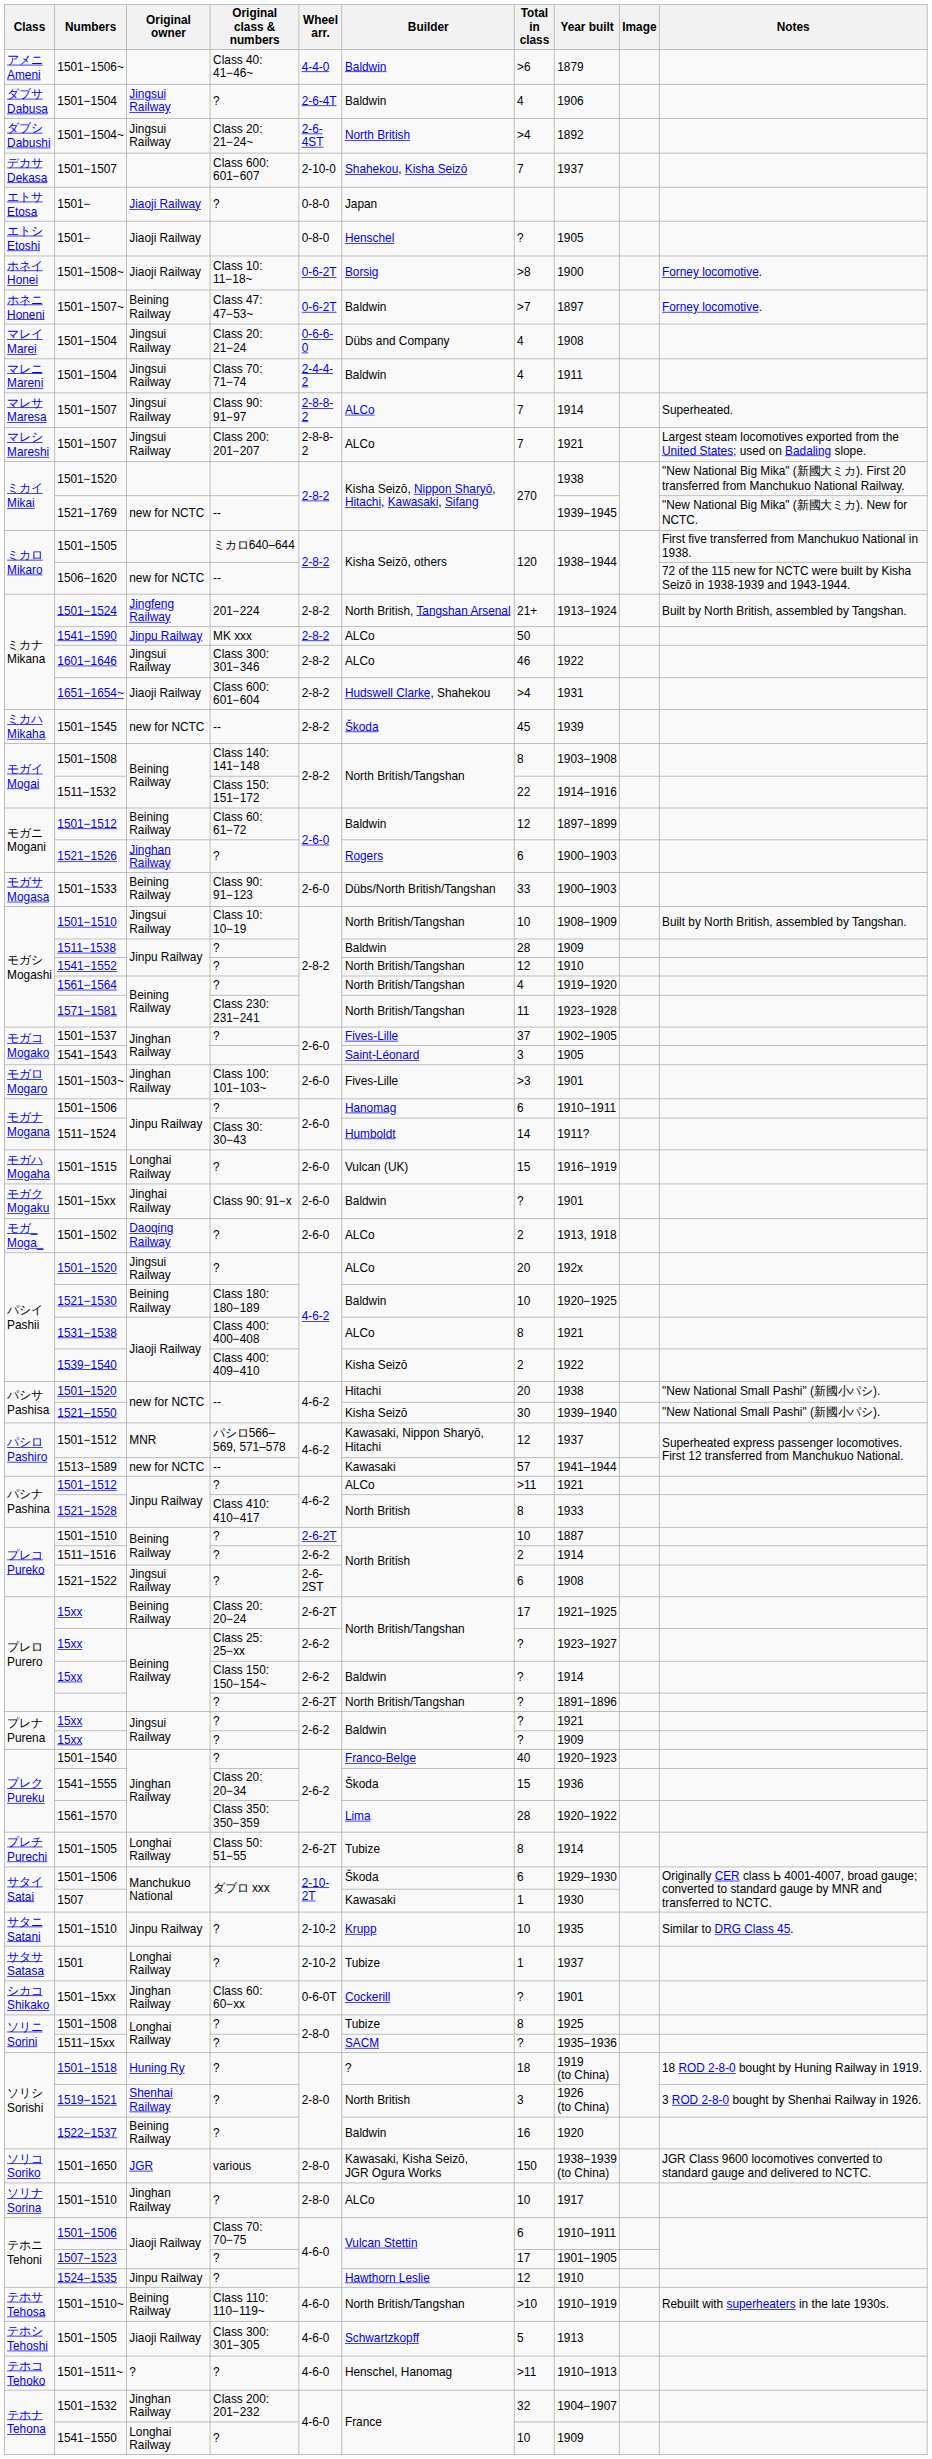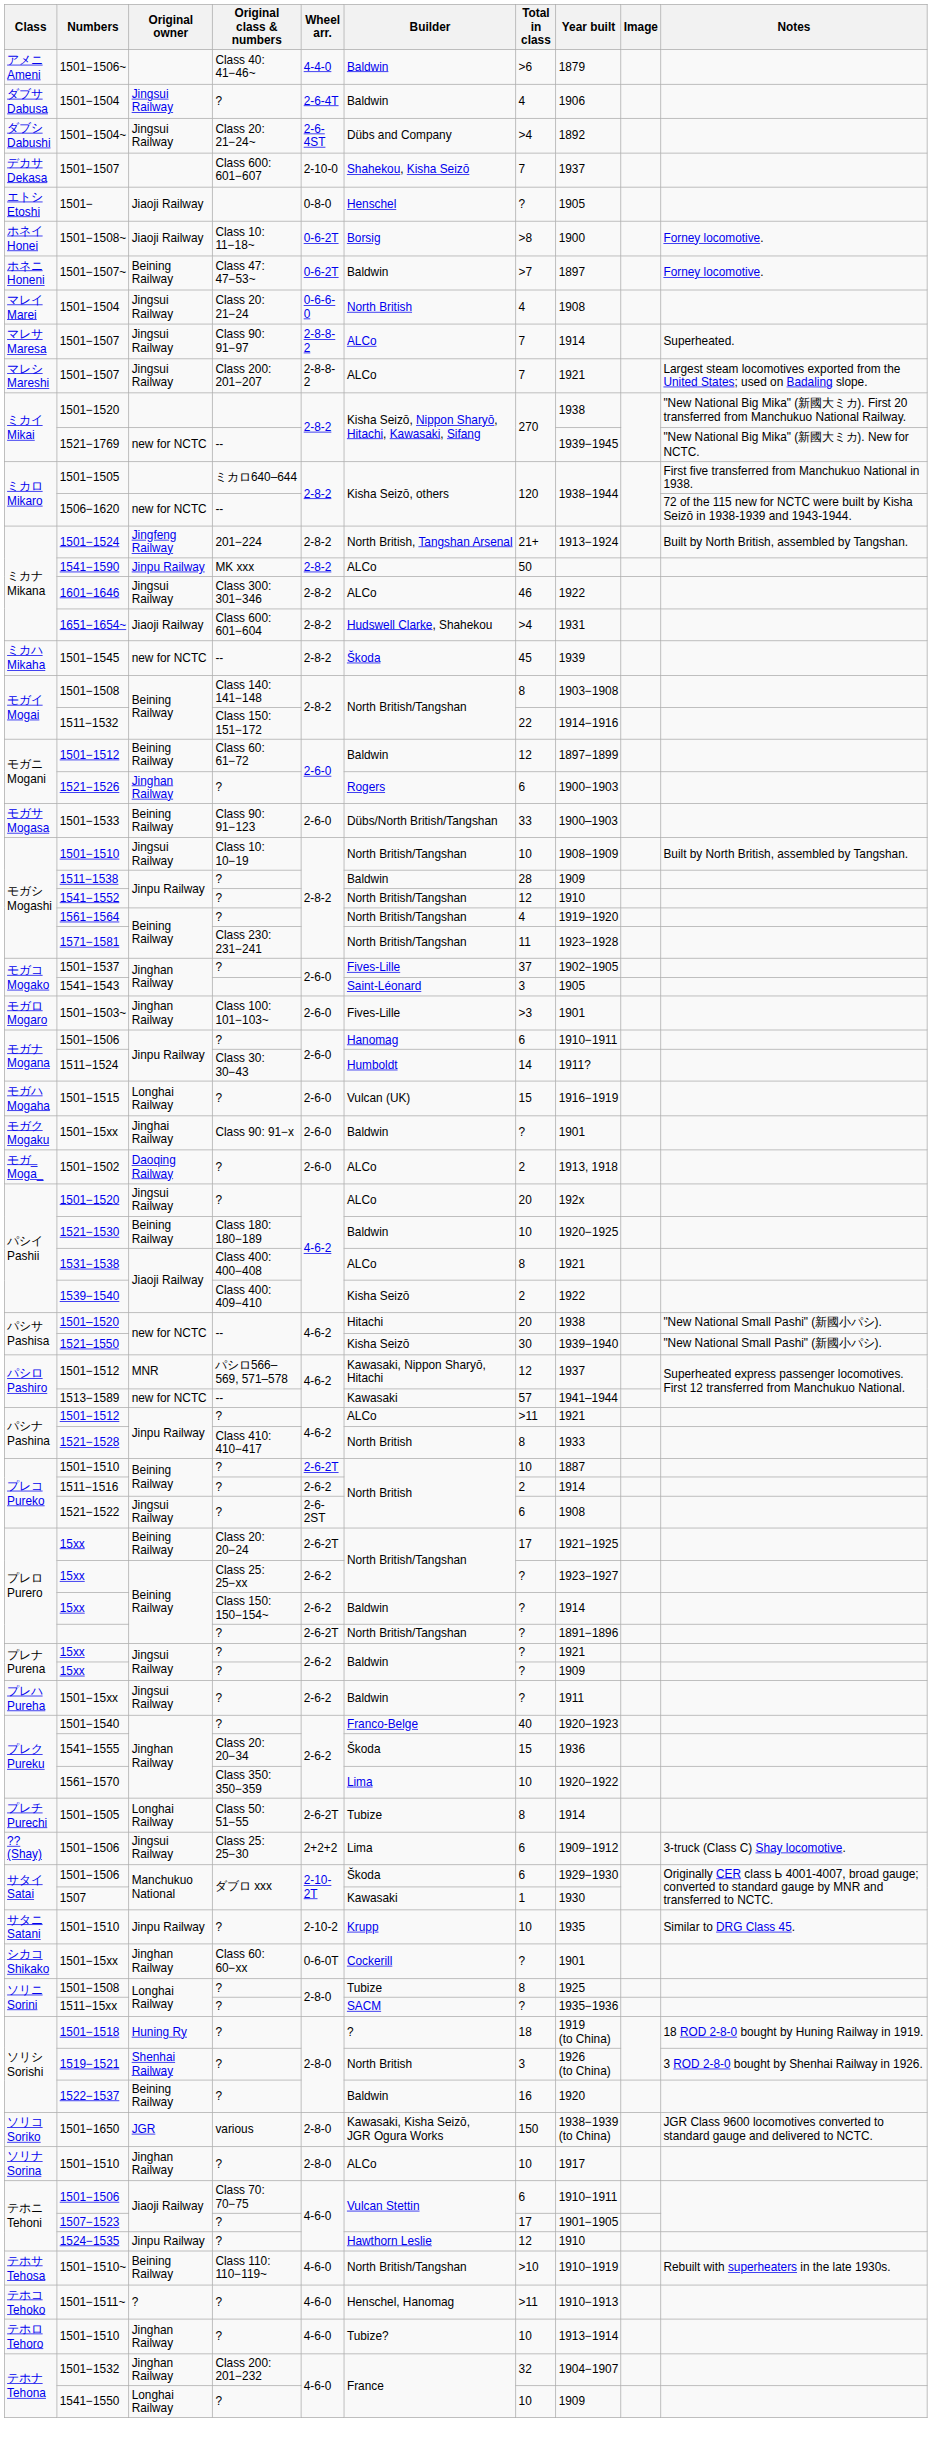(377, 135) North British -> (399, 135) Dübs and Company
- row: (25, 204)
(397, 341) Dübs and Company -> (379, 307) North British
- row: (25, 376)
+ row: (26, 1698)
(524, 1816) 28 -> (525, 1782) 10
+ row: (25, 1848)
- row: (26, 1964)
- row: (28, 2339)
+ row: (25, 2336)
